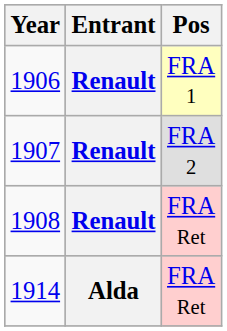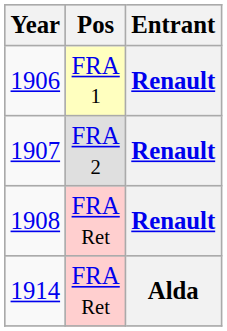columns swapped: (114, 25) <-> (191, 25)
